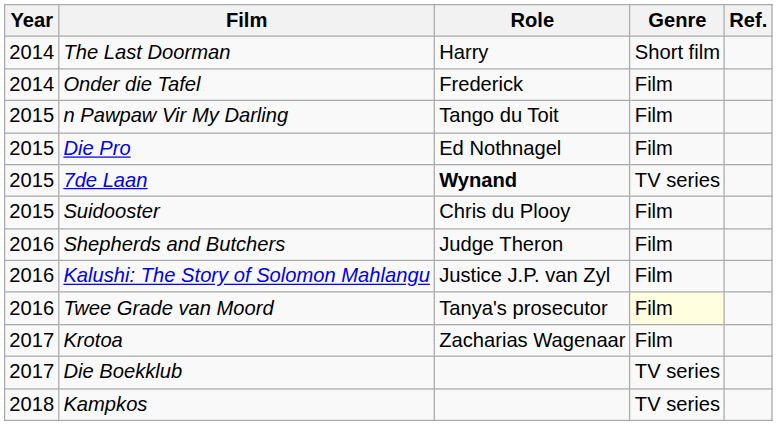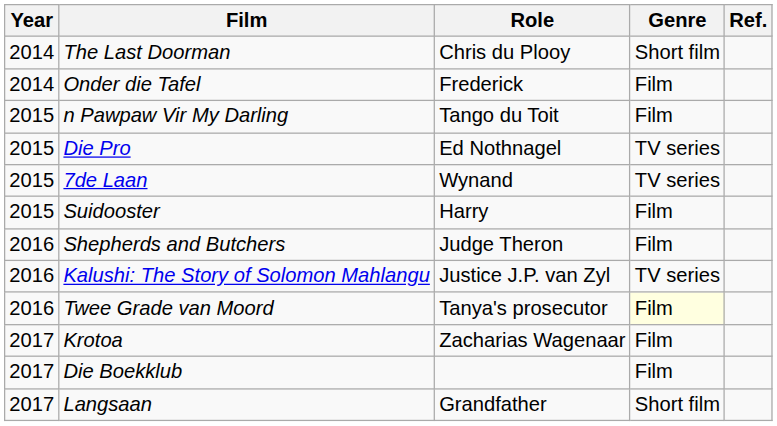(464, 52) Harry -> (505, 52) Chris du Plooy
(654, 148) Film -> (677, 148) TV series
(478, 180) bold -> (476, 180) normal
(505, 212) Chris du Plooy -> (464, 212) Harry
(654, 276) Film -> (677, 276) TV series
(677, 372) TV series -> (654, 372) Film
+ row: (108, 404)
- row: (105, 404)
